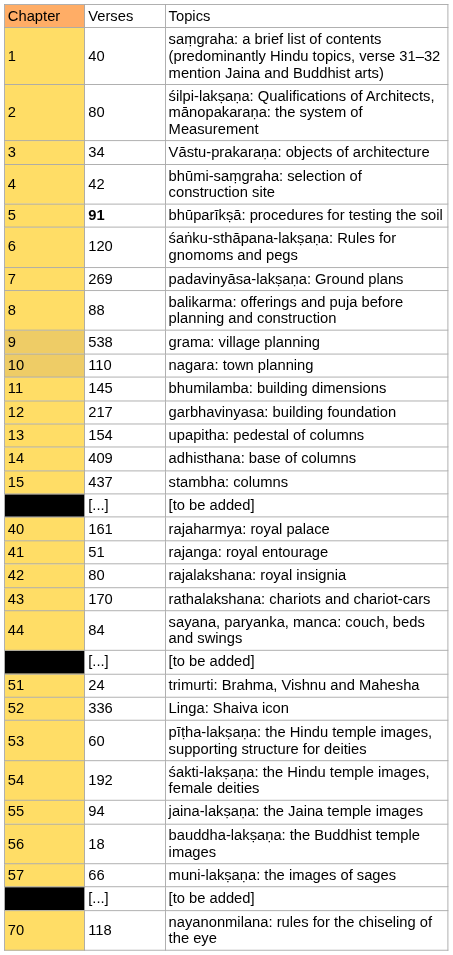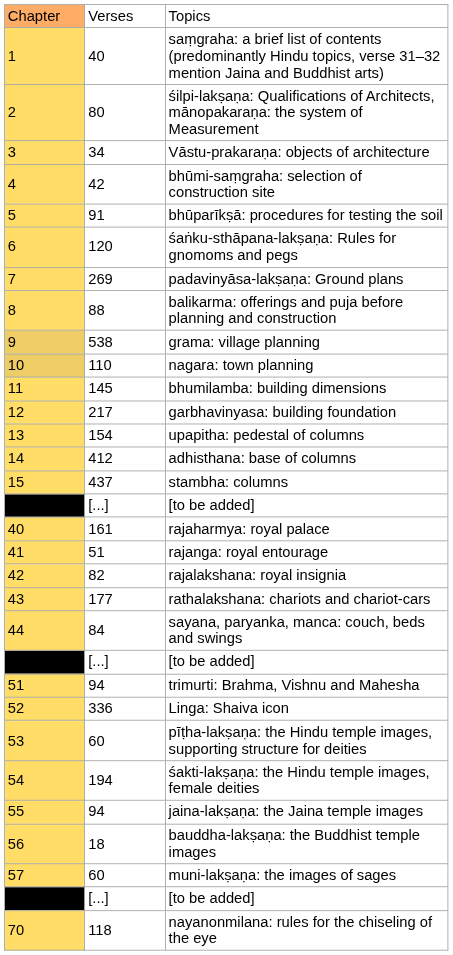(96, 215) bold -> (96, 215) normal
(101, 458) 409 -> (101, 458) 412
(96, 575) 80 -> (96, 575) 82
(101, 598) 170 -> (101, 598) 177
(96, 685) 24 -> (96, 685) 94
(101, 780) 192 -> (101, 780) 194
(96, 875) 66 -> (96, 875) 60
